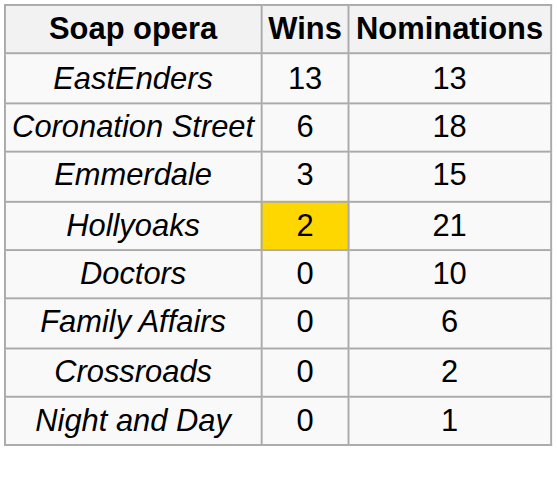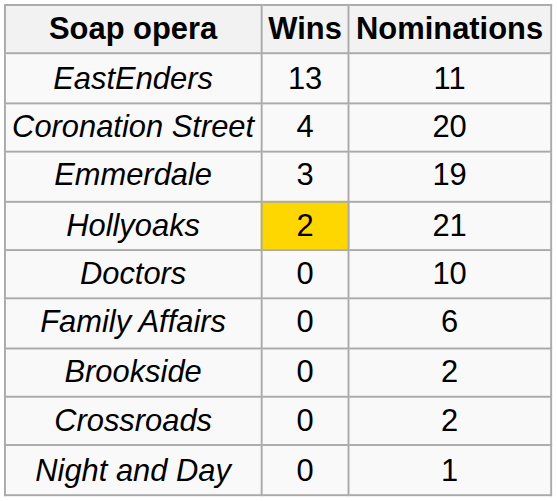(450, 77) 13 -> (450, 77) 11
(305, 126) 6 -> (305, 126) 4
(450, 126) 18 -> (450, 126) 20
(450, 175) 15 -> (450, 175) 19
+ row: (133, 371)
